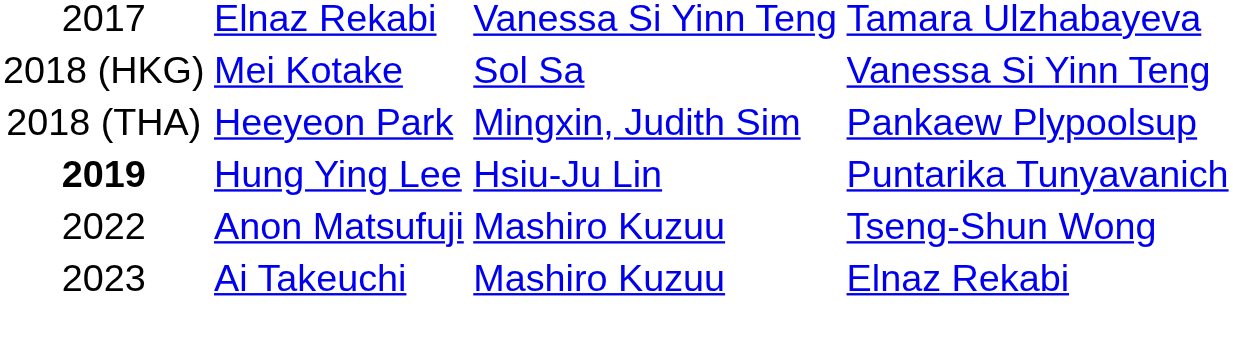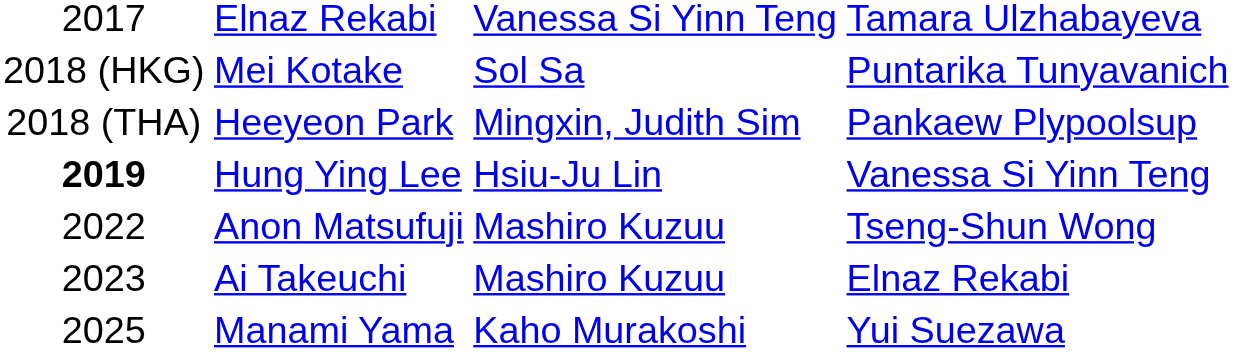(1028, 70) Vanessa Si Yinn Teng -> (1038, 70) Puntarika Tunyavanich
(1038, 174) Puntarika Tunyavanich -> (1028, 174) Vanessa Si Yinn Teng
+ row: (334, 330)
